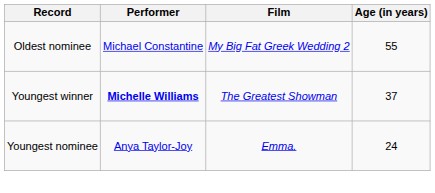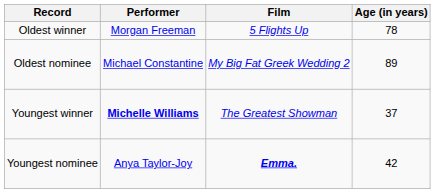+ row: (52, 30)
(391, 46) 55 -> (391, 64) 89
(279, 146) normal -> (279, 163) bold
(391, 146) 24 -> (391, 163) 42
